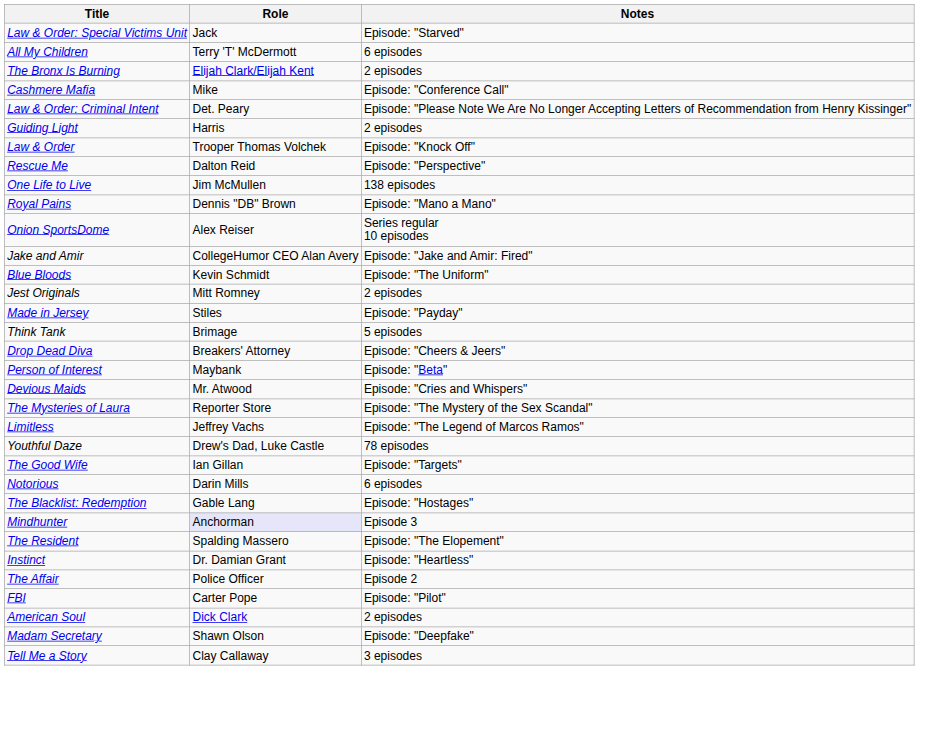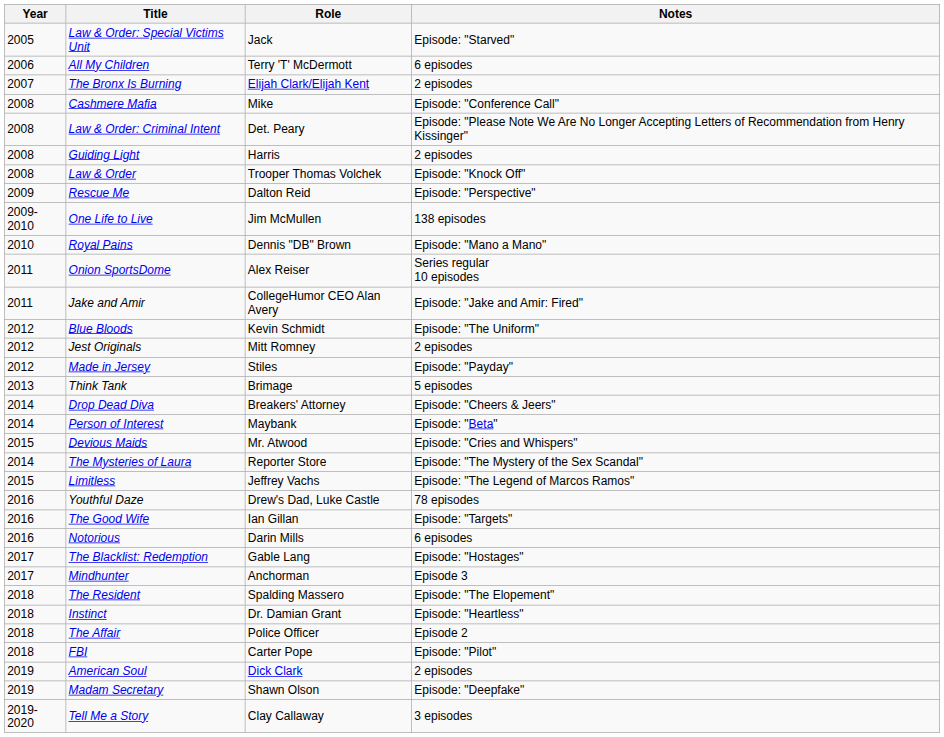+ column: (35, 14)
(223, 522) lavender background -> (278, 576) no background
